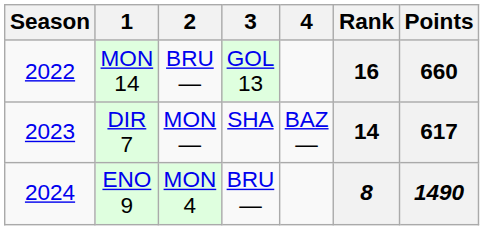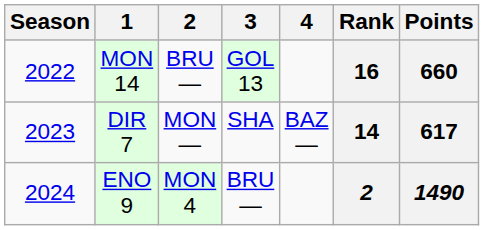(367, 193) 8 -> (367, 193) 2
